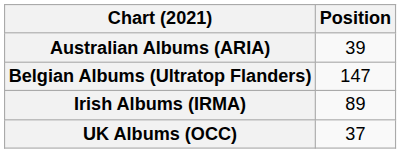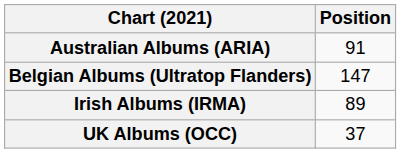(355, 47) 39 -> (355, 47) 91
